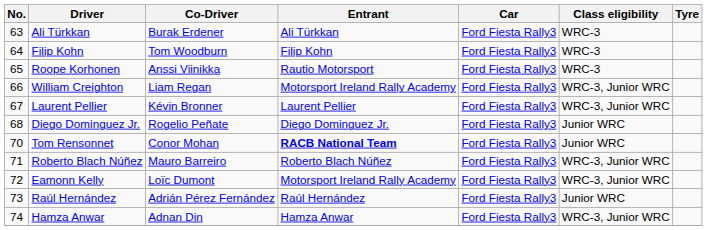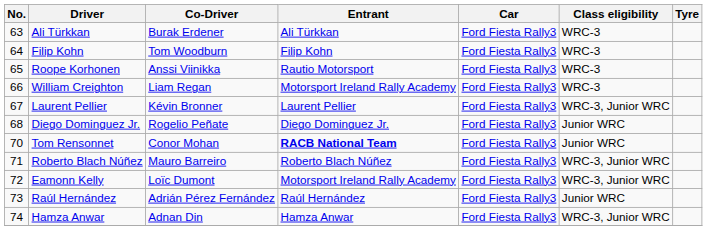(616, 87) WRC-3, Junior WRC -> (581, 87) WRC-3
